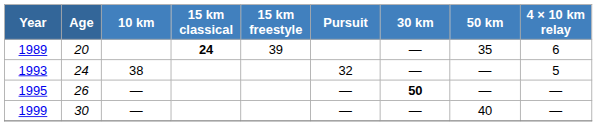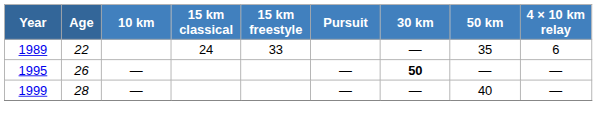(81, 50) 20 -> (81, 50) 22
(206, 50) bold -> (206, 50) normal
(276, 50) 39 -> (276, 50) 33
- row: (33, 70)
(81, 111) 30 -> (81, 91) 28
